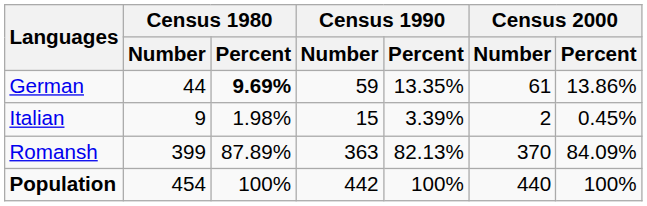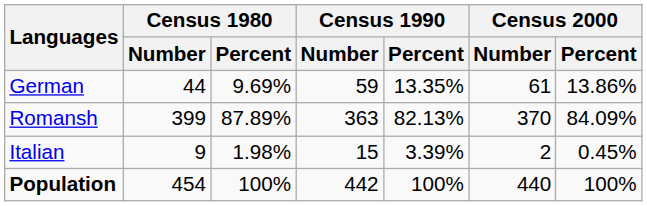(262, 86) bold -> (262, 86) normal
rows swapped: (54, 151) <-> (37, 119)
